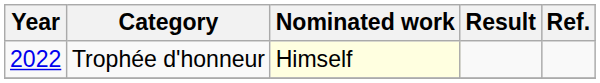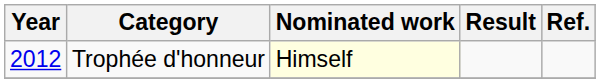(36, 59) 2022 -> (36, 59) 2012
